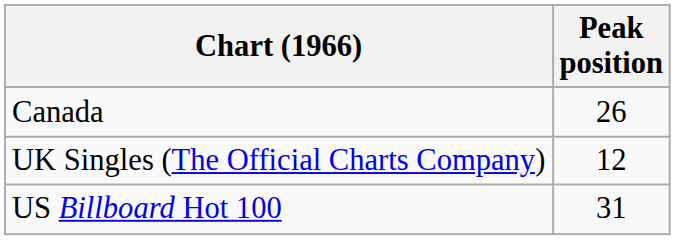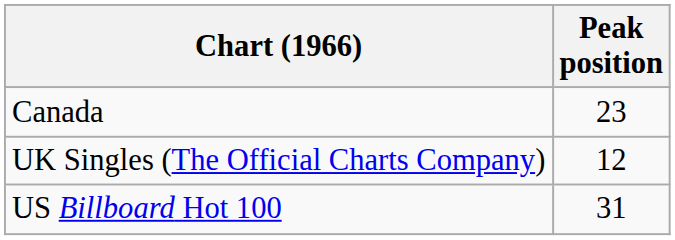(611, 111) 26 -> (611, 111) 23
